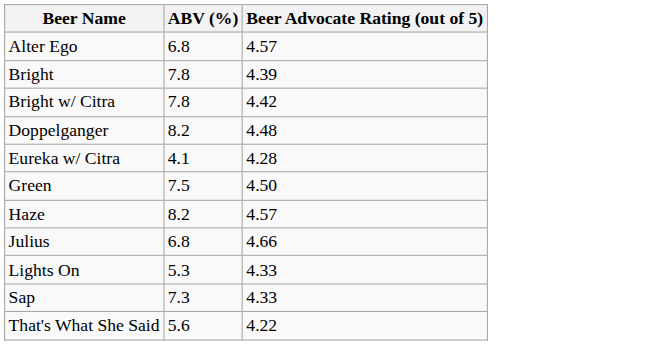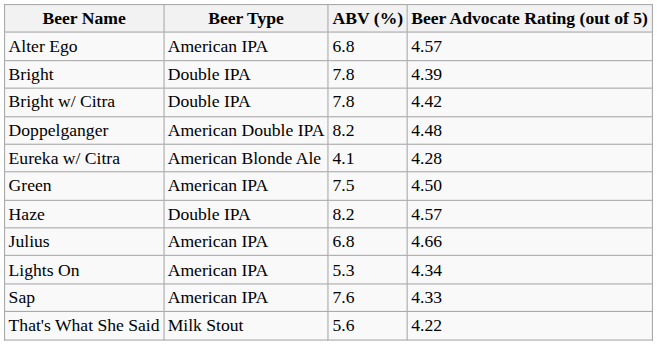+ column: (246, 18)
(262, 269) 4.33 -> (427, 269) 4.34
(179, 297) 7.3 -> (344, 297) 7.6
